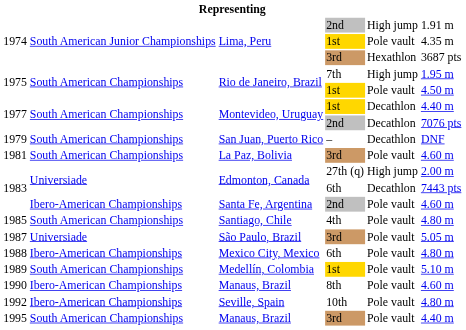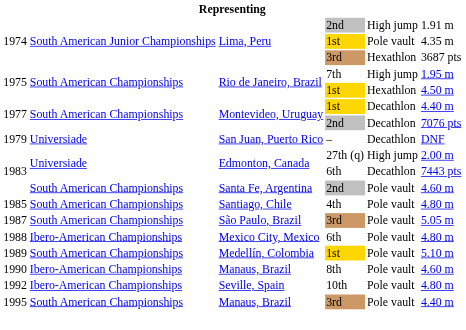(391, 90) Pole vault -> (392, 90) Hexathlon
(106, 139) South American Championships -> (58, 139) Universiade
- row: (15, 155)
(106, 204) Ibero-American Championships -> (106, 188) South American Championships
(58, 236) Universiade -> (106, 220) South American Championships
